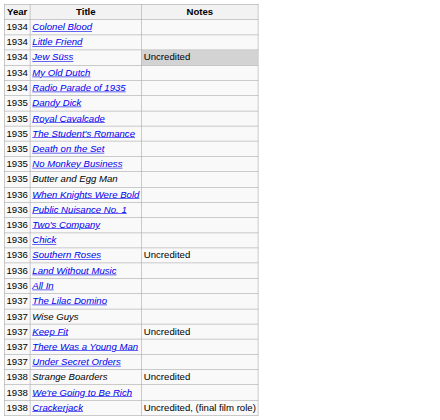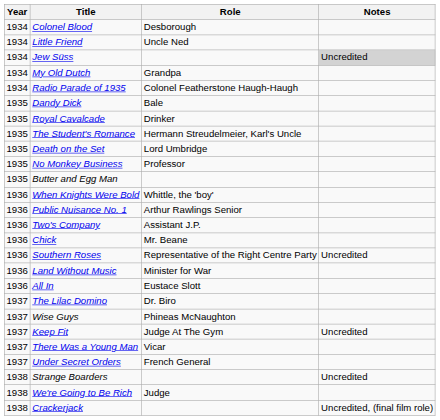+ column: (230, 12)
